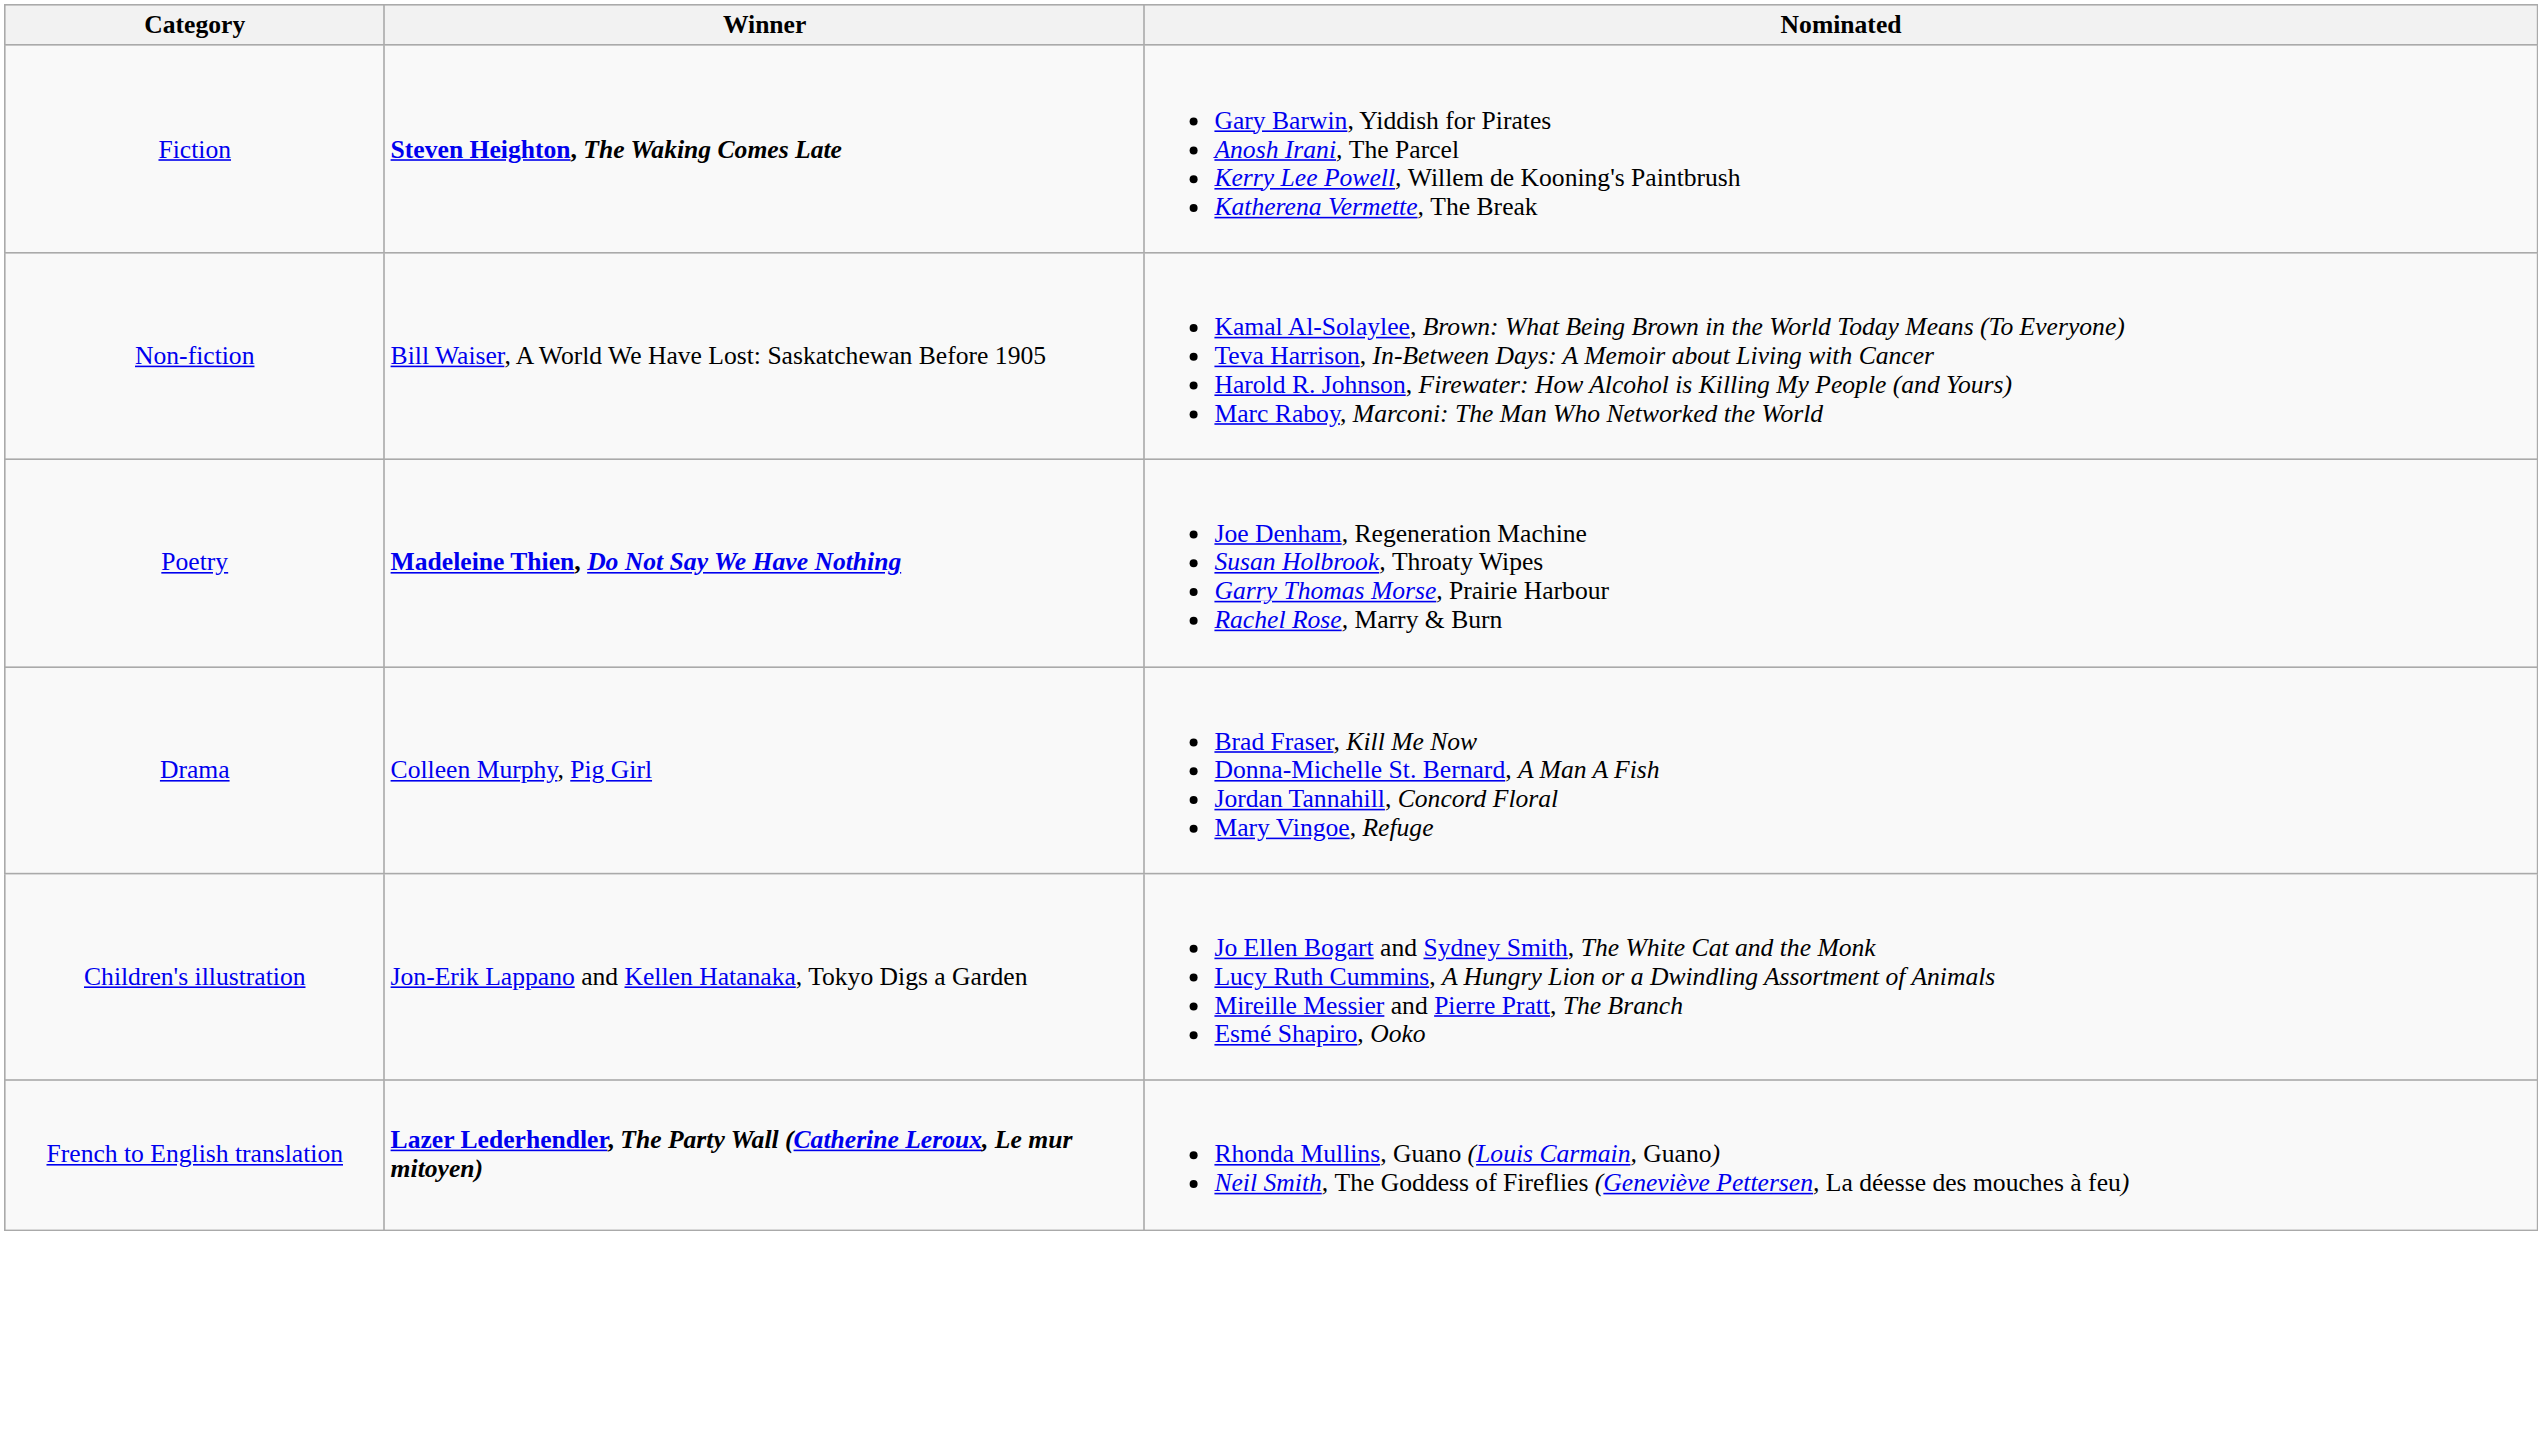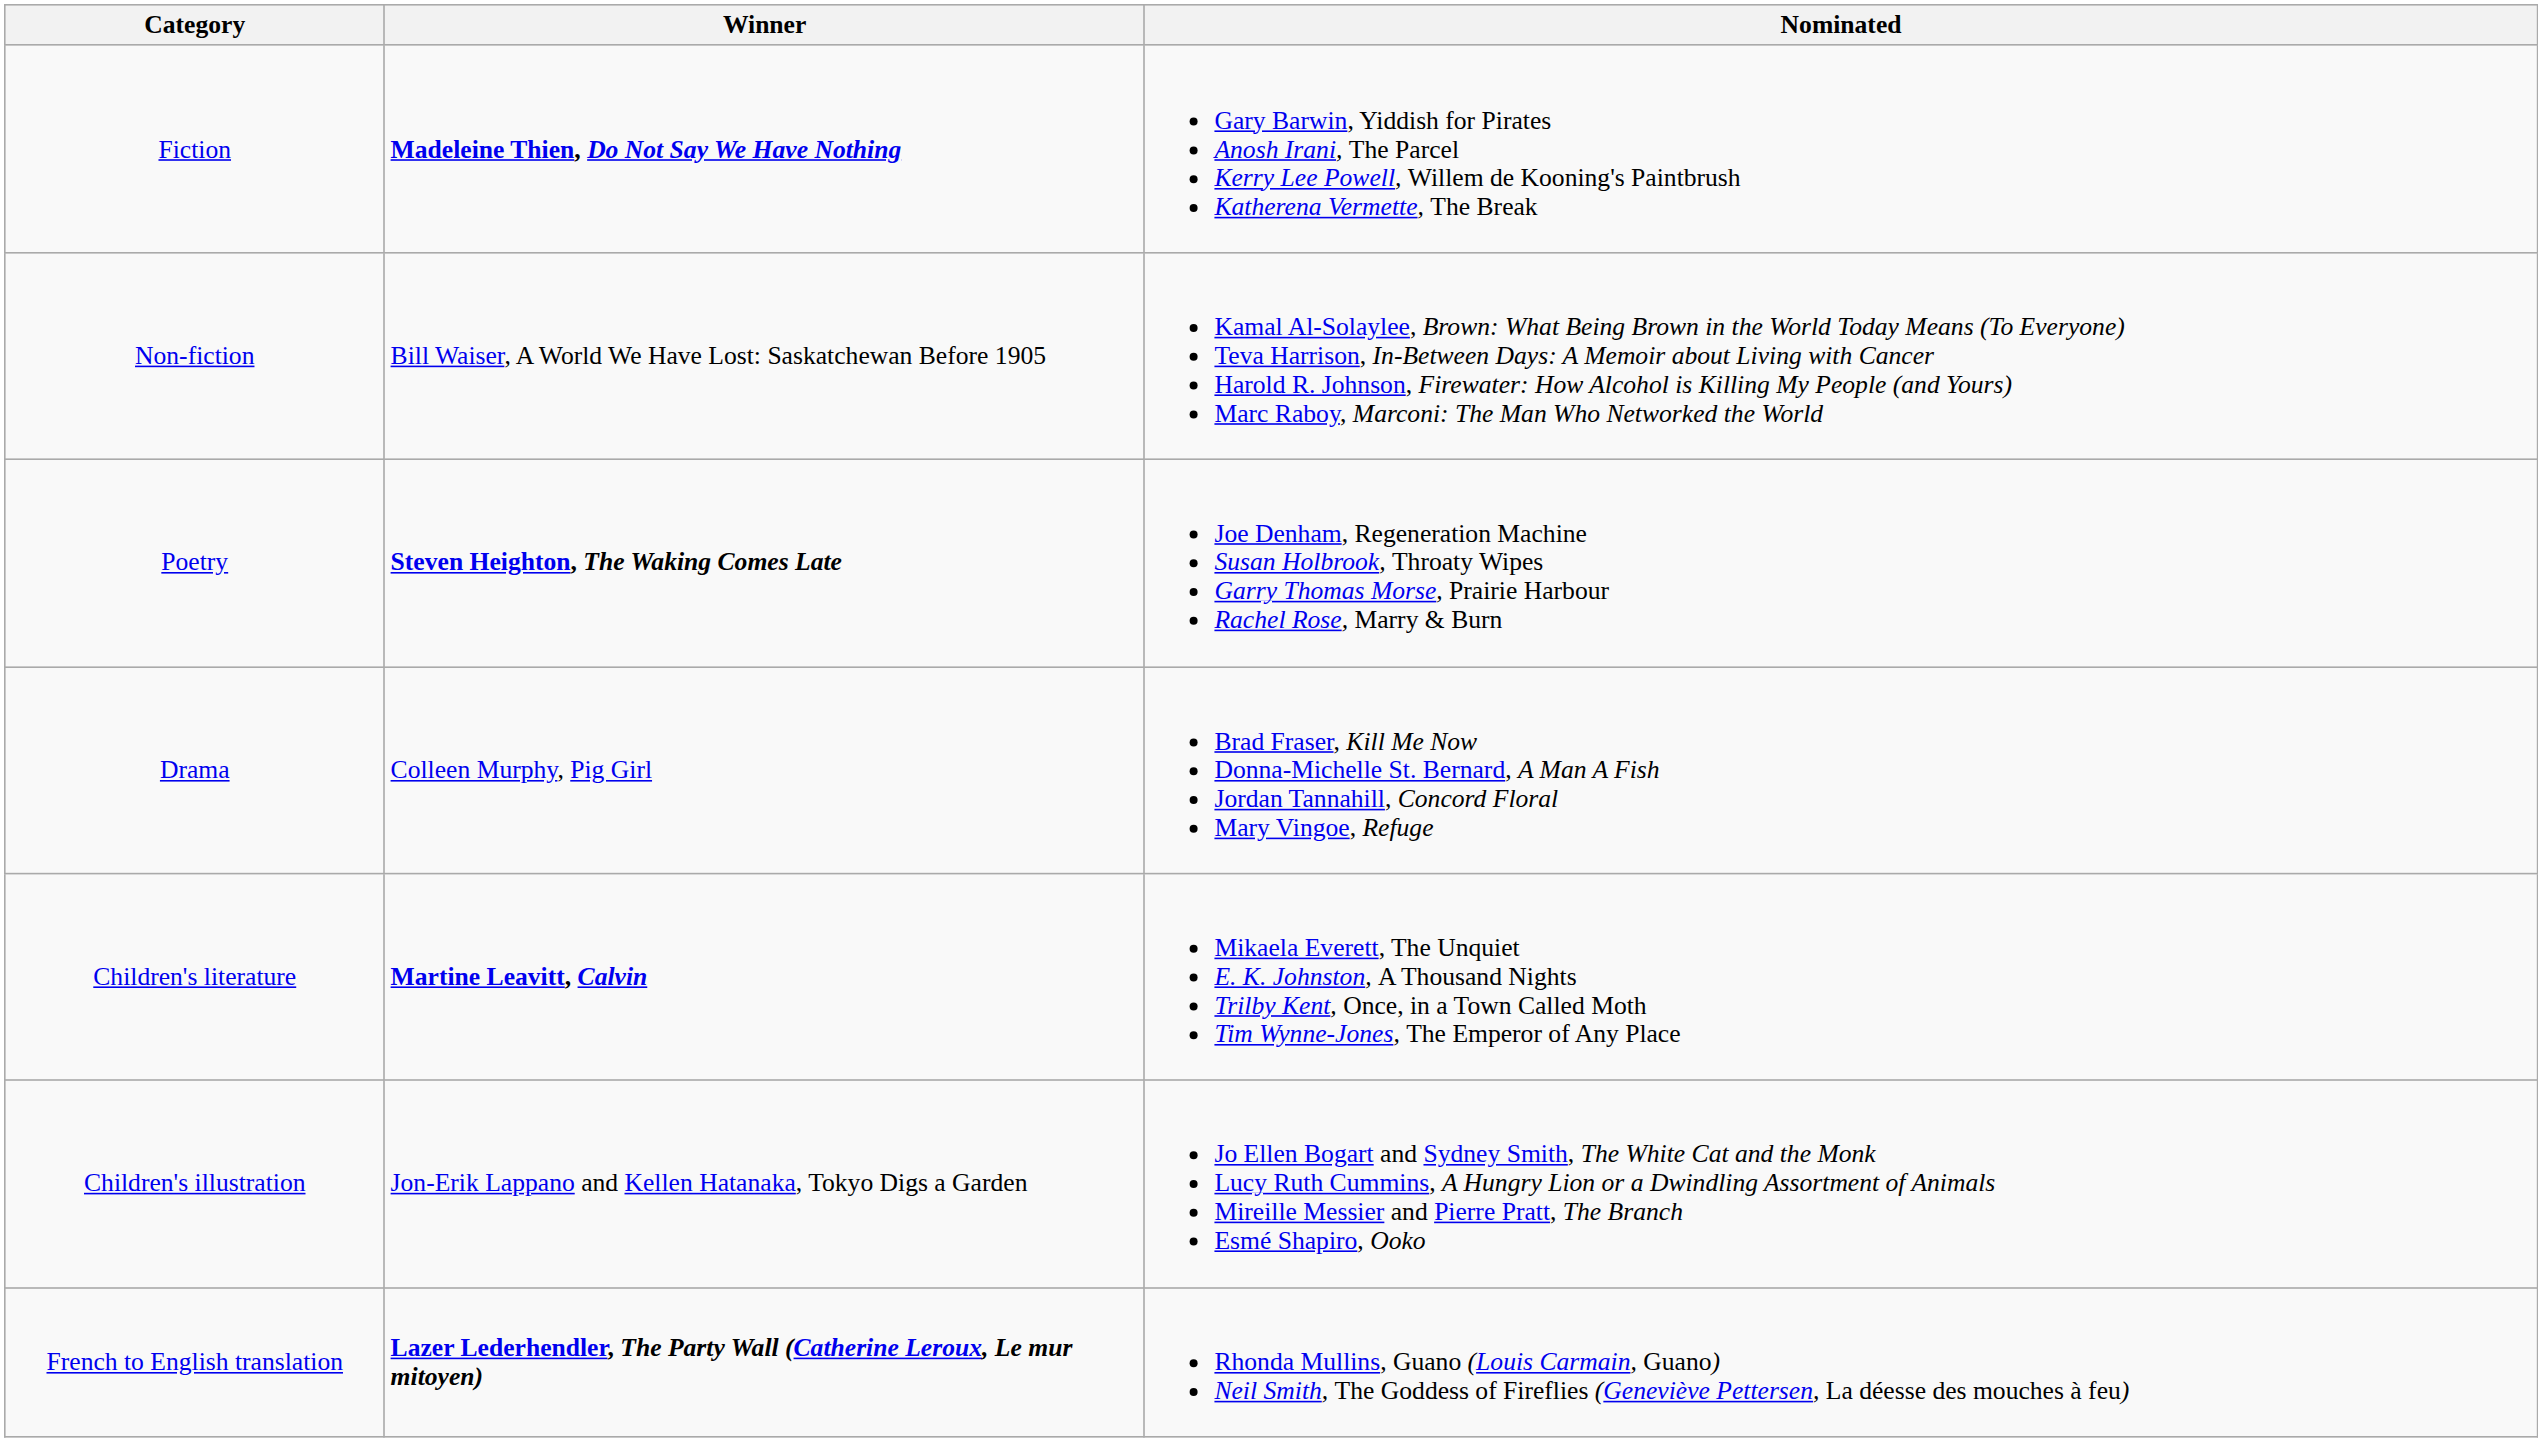(616, 148) Steven Heighton, The Waking Comes Late -> (646, 148) Madeleine Thien, Do Not Say We Have Nothing
(646, 562) Madeleine Thien, Do Not Say We Have Nothing -> (616, 562) Steven Heighton, The Waking Comes Late
+ row: (195, 976)
